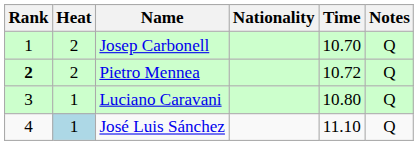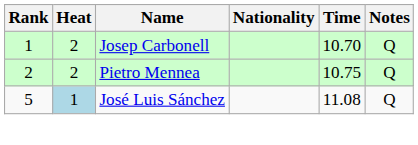(28, 72) bold -> (28, 72) normal
(342, 72) 10.72 -> (342, 72) 10.75
- row: (160, 99)
(28, 126) 4 -> (28, 99) 5
(342, 126) 11.10 -> (342, 99) 11.08
